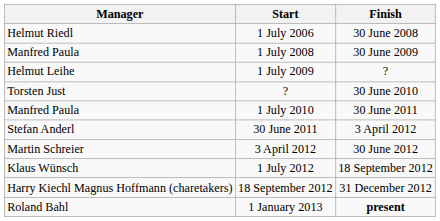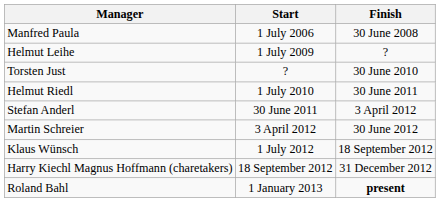(40, 33) Helmut Riedl -> (43, 33) Manfred Paula
- row: (285, 52)
(43, 110) Manfred Paula -> (40, 91) Helmut Riedl
